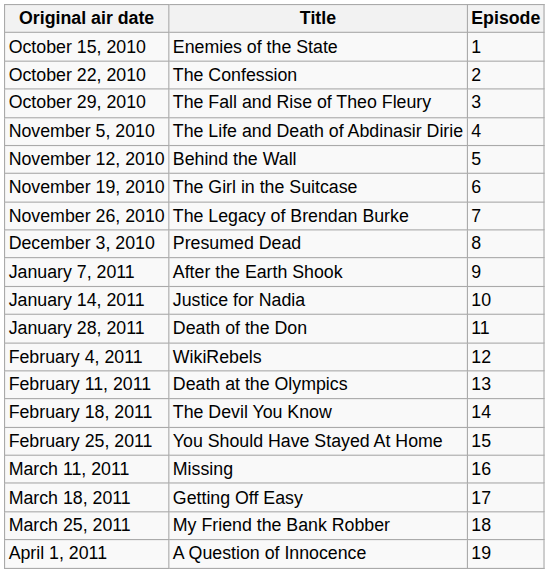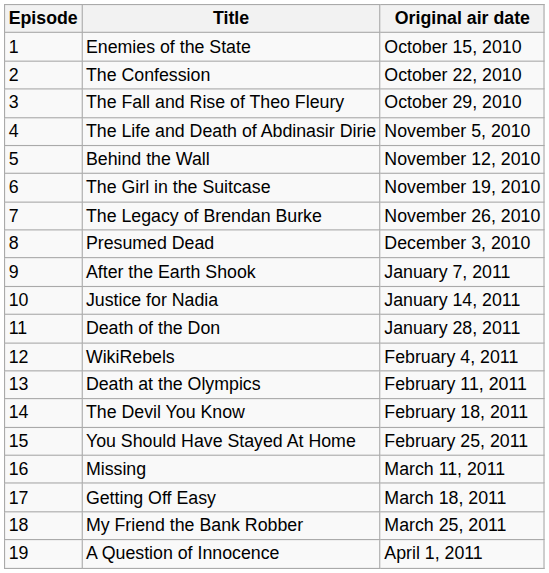columns swapped: (506, 18) <-> (87, 18)
